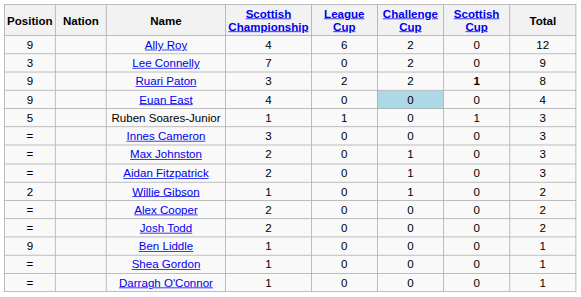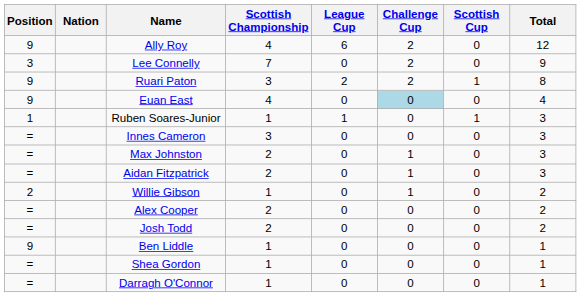(477, 81) bold -> (477, 81) normal
(30, 118) 5 -> (30, 118) 1
